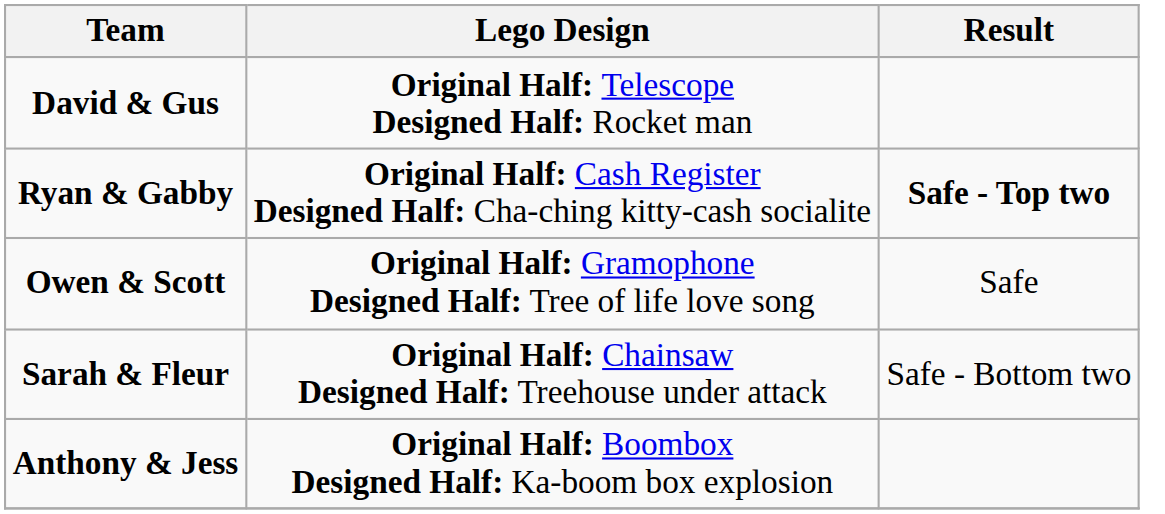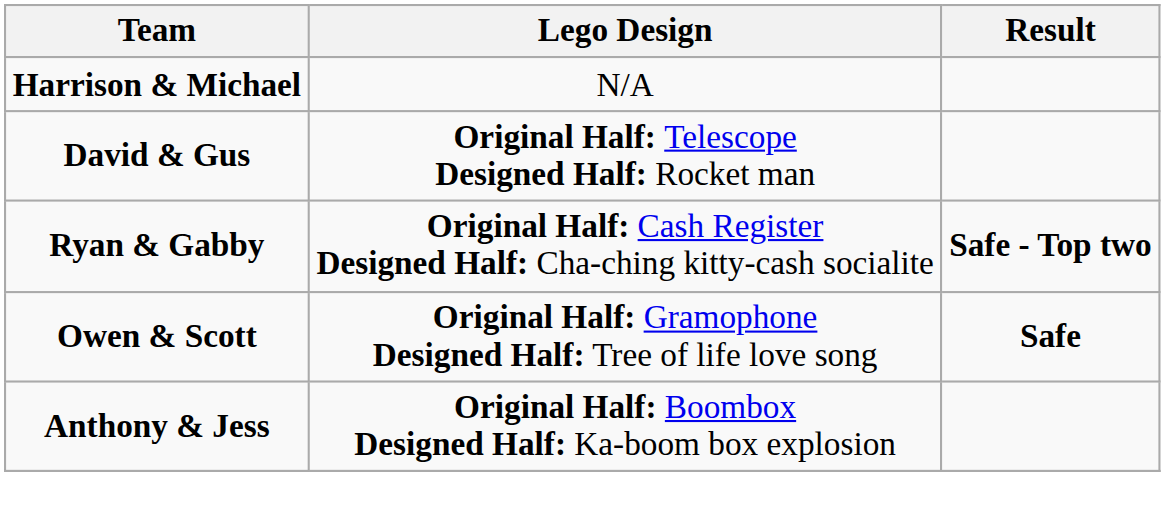+ row: (157, 83)
(1009, 282) normal -> (1050, 335) bold
- row: (126, 373)
